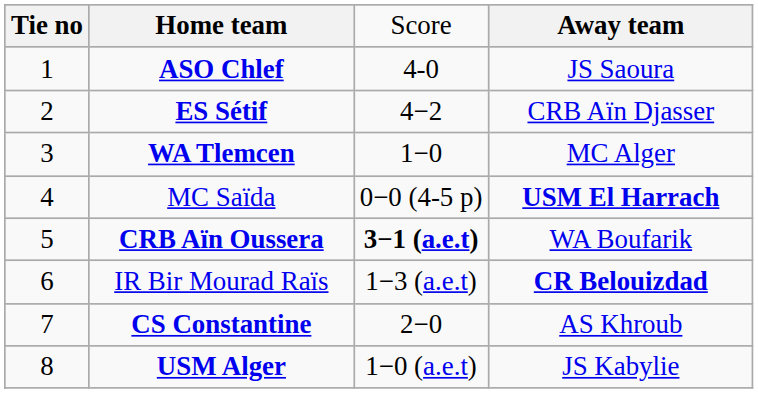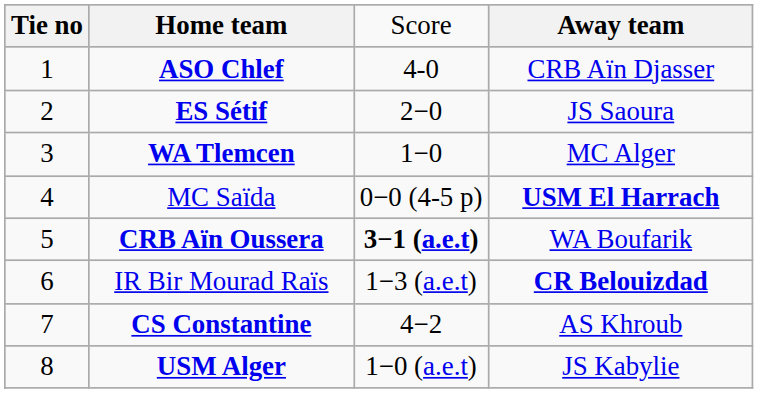(621, 68) JS Saoura -> (621, 68) CRB Aïn Djasser
(421, 111) 4−2 -> (421, 111) 2−0
(621, 111) CRB Aïn Djasser -> (621, 111) JS Saoura
(421, 324) 2−0 -> (421, 324) 4−2
